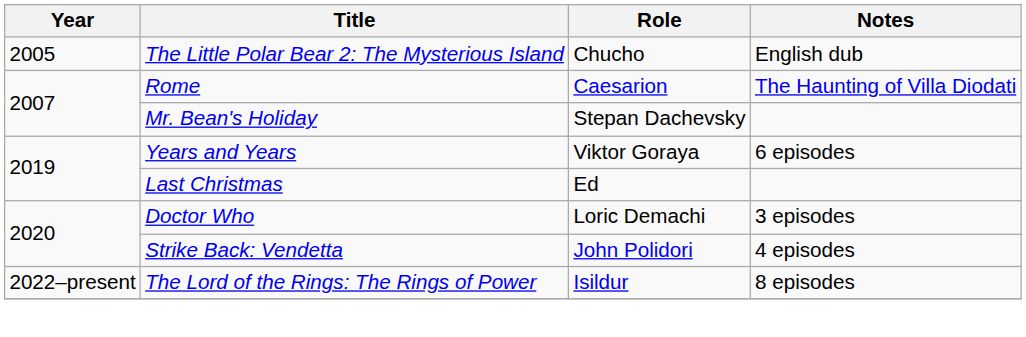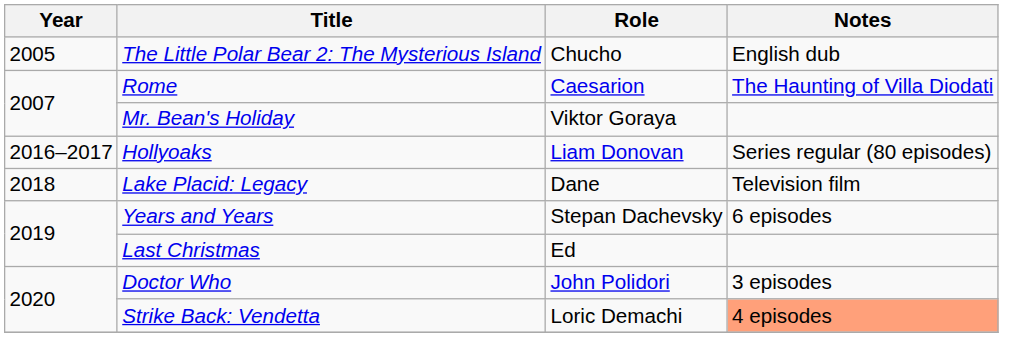(659, 119) Stepan Dachevsky -> (613, 119) Viktor Goraya
+ row: (167, 151)
+ row: (215, 184)
(636, 151) Viktor Goraya -> (637, 217) Stepan Dachevsky
(639, 217) Loric Demachi -> (610, 282) John Polidori
(633, 250) John Polidori -> (616, 315) Loric Demachi
(805, 250) no background -> (782, 315) lightsalmon background
- row: (341, 282)
